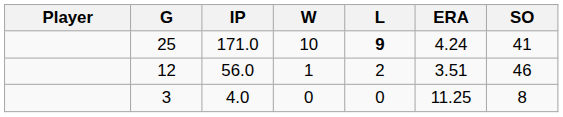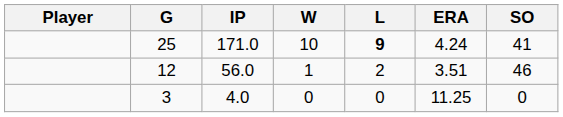(522, 97) 8 -> (522, 97) 0
